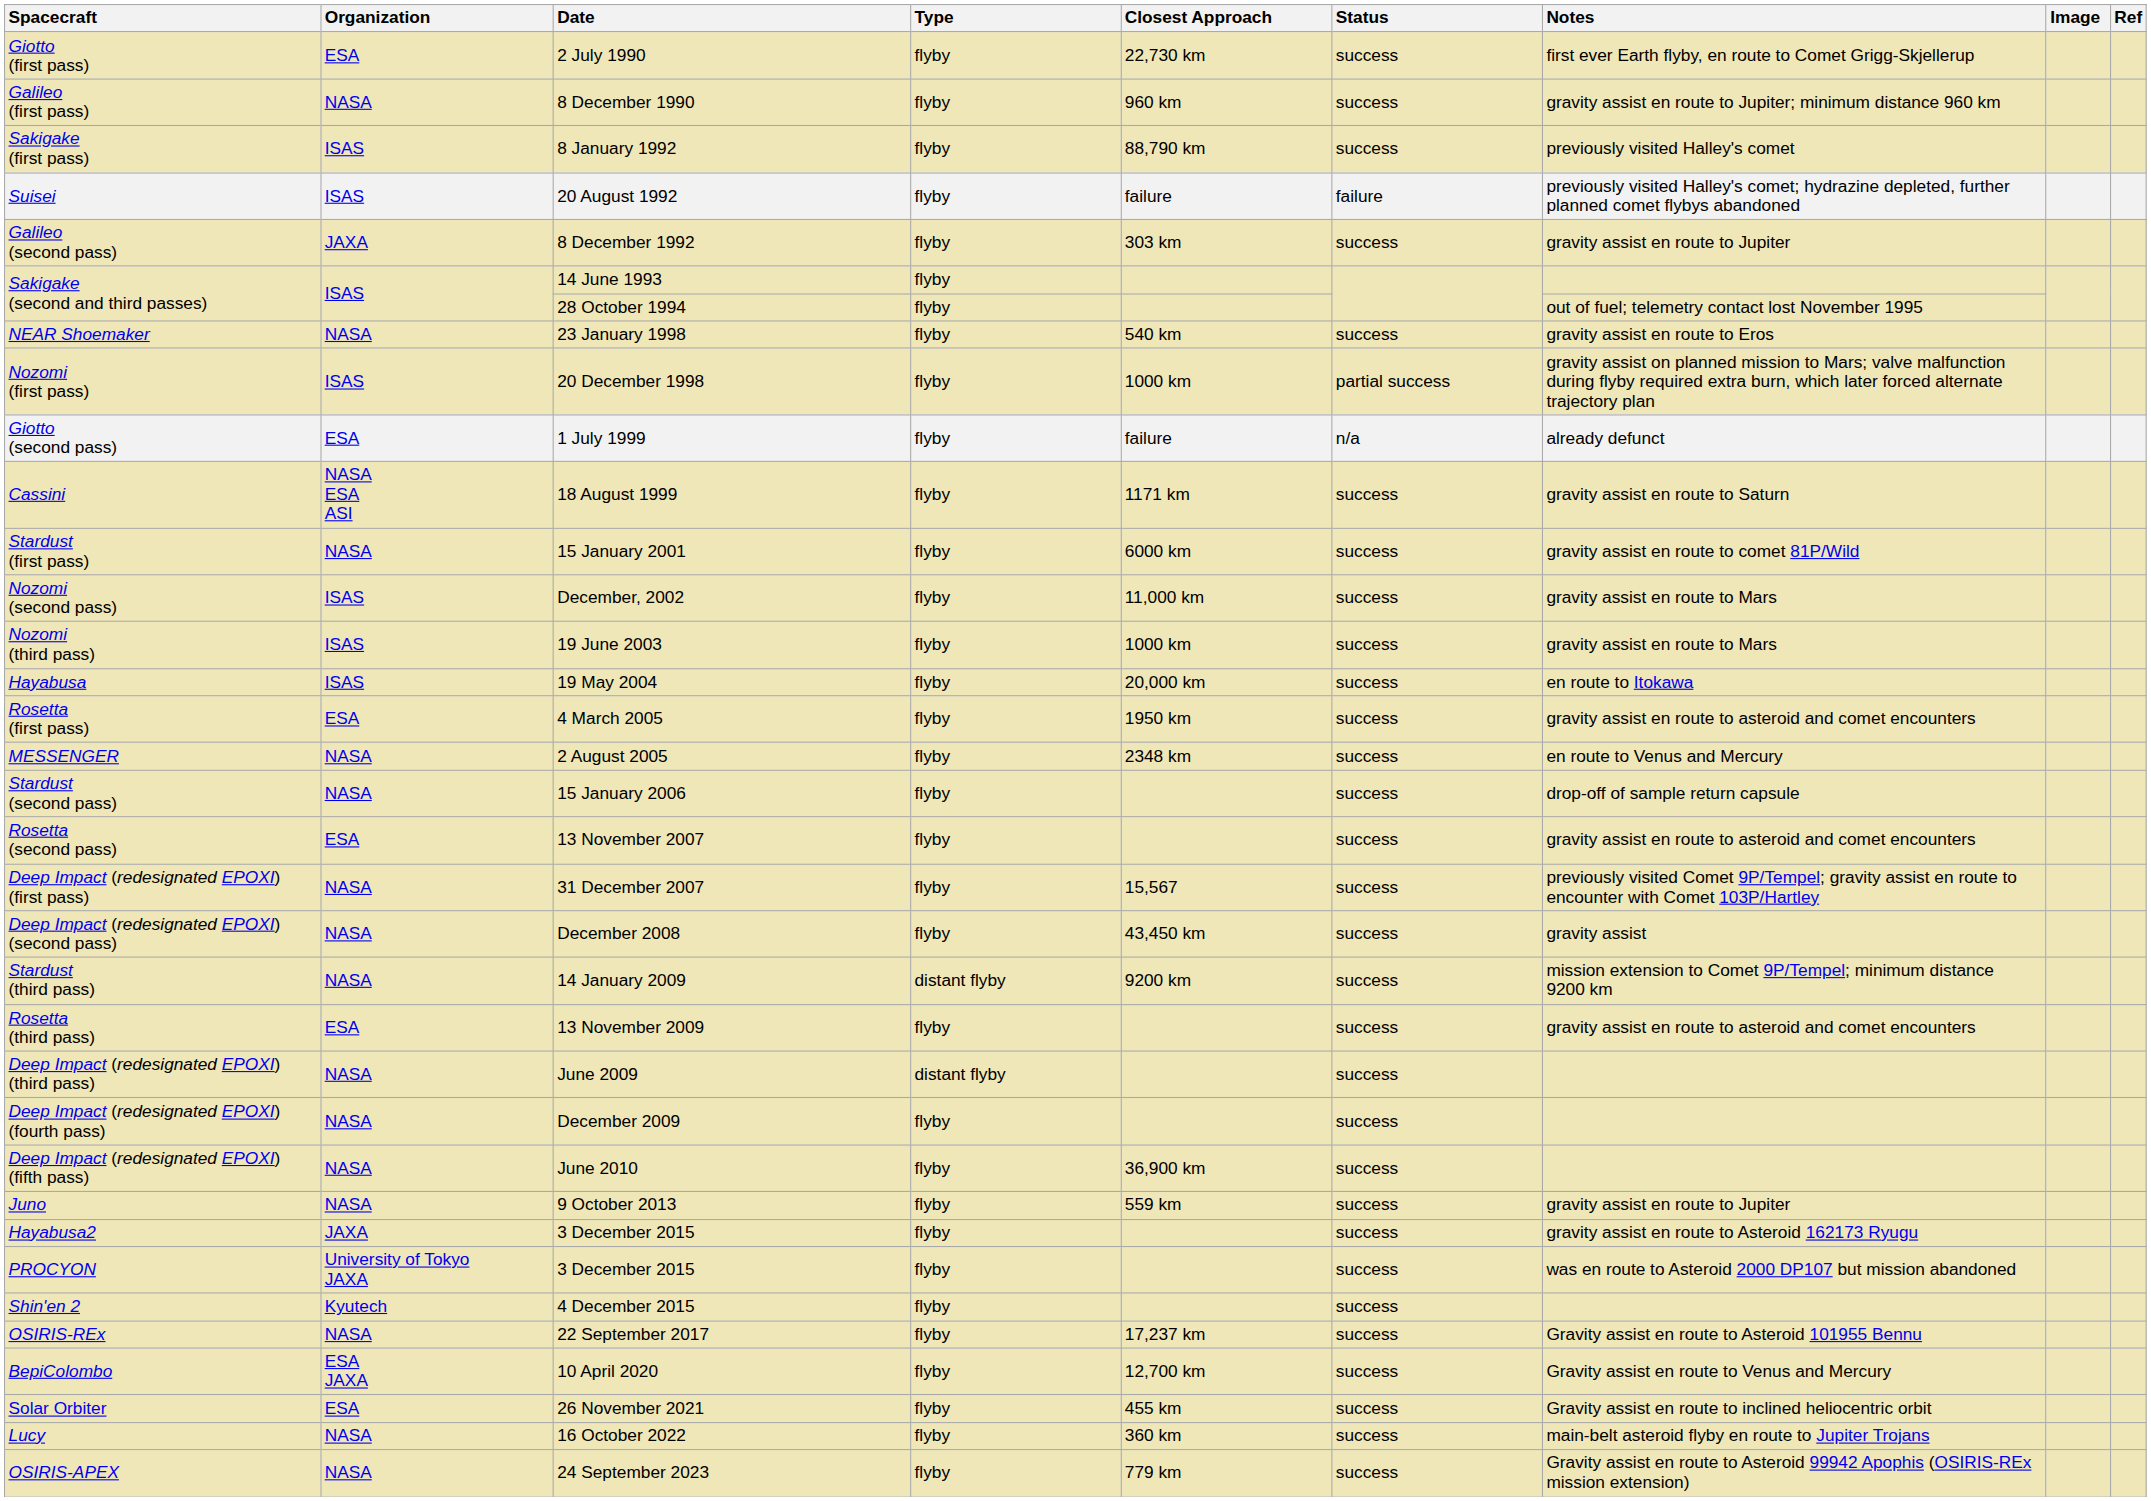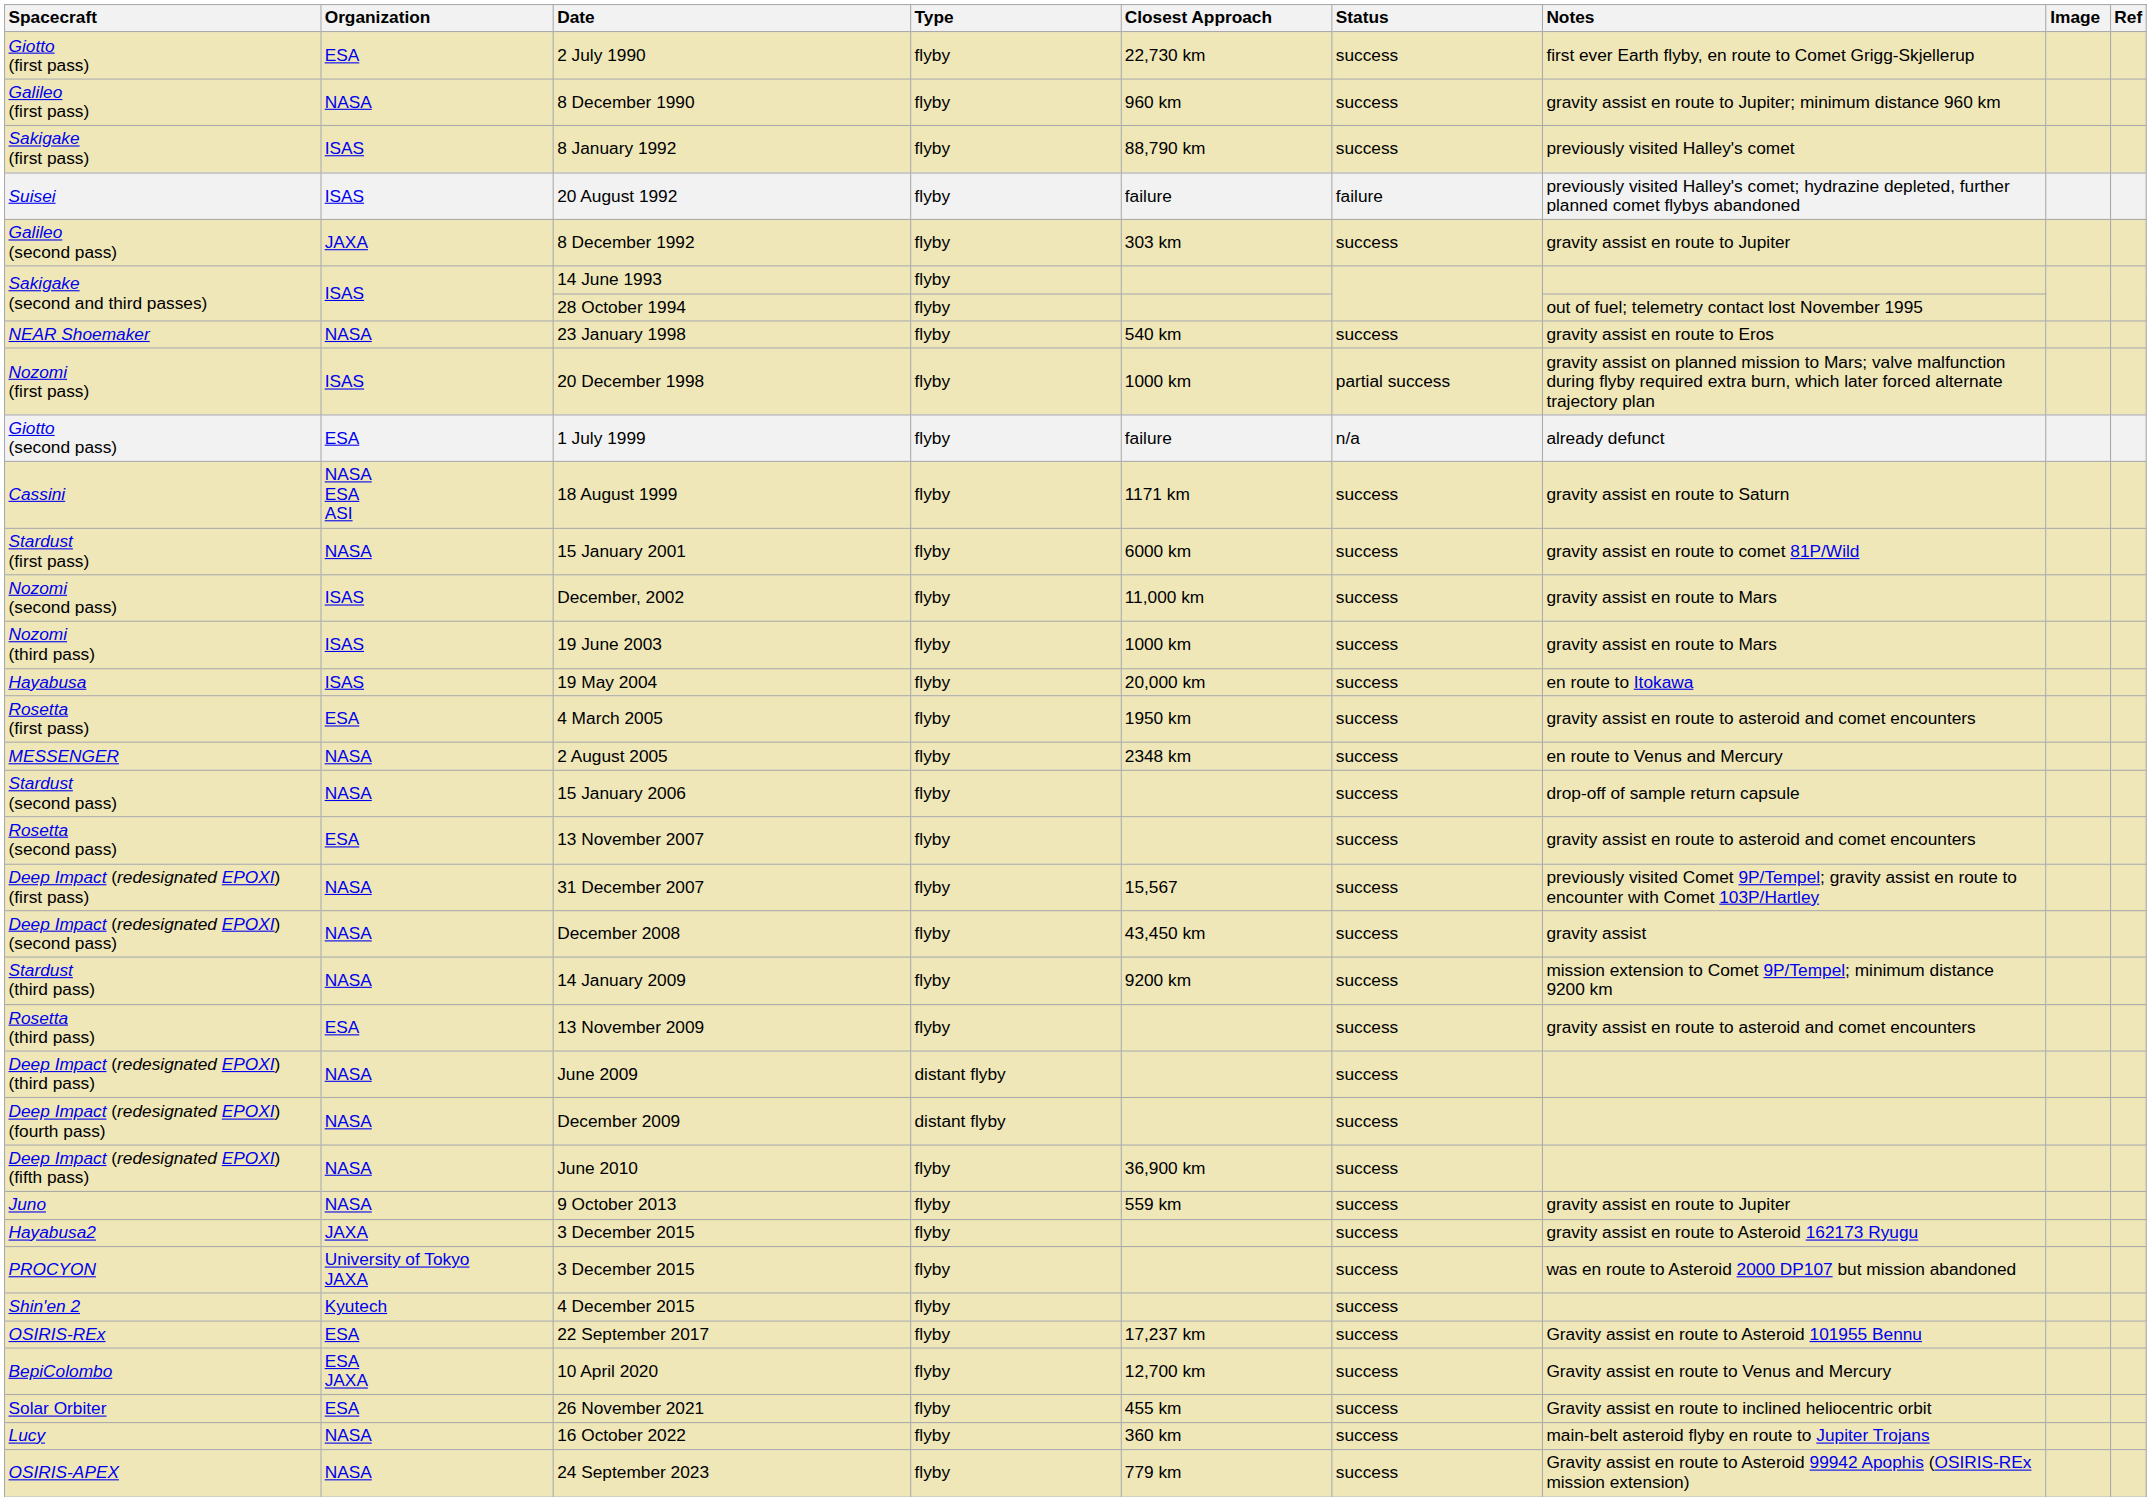(960, 980) distant flyby -> (932, 980) flyby
(932, 1121) flyby -> (960, 1121) distant flyby
(348, 1334) NASA -> (342, 1334) ESA
